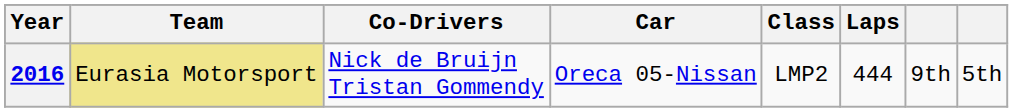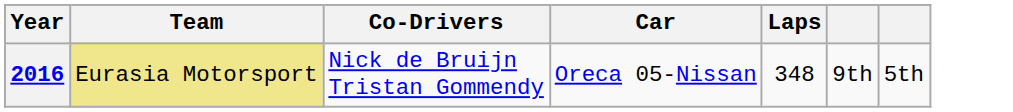- column: (801, 24)
(873, 75) 444 -> (795, 75) 348
